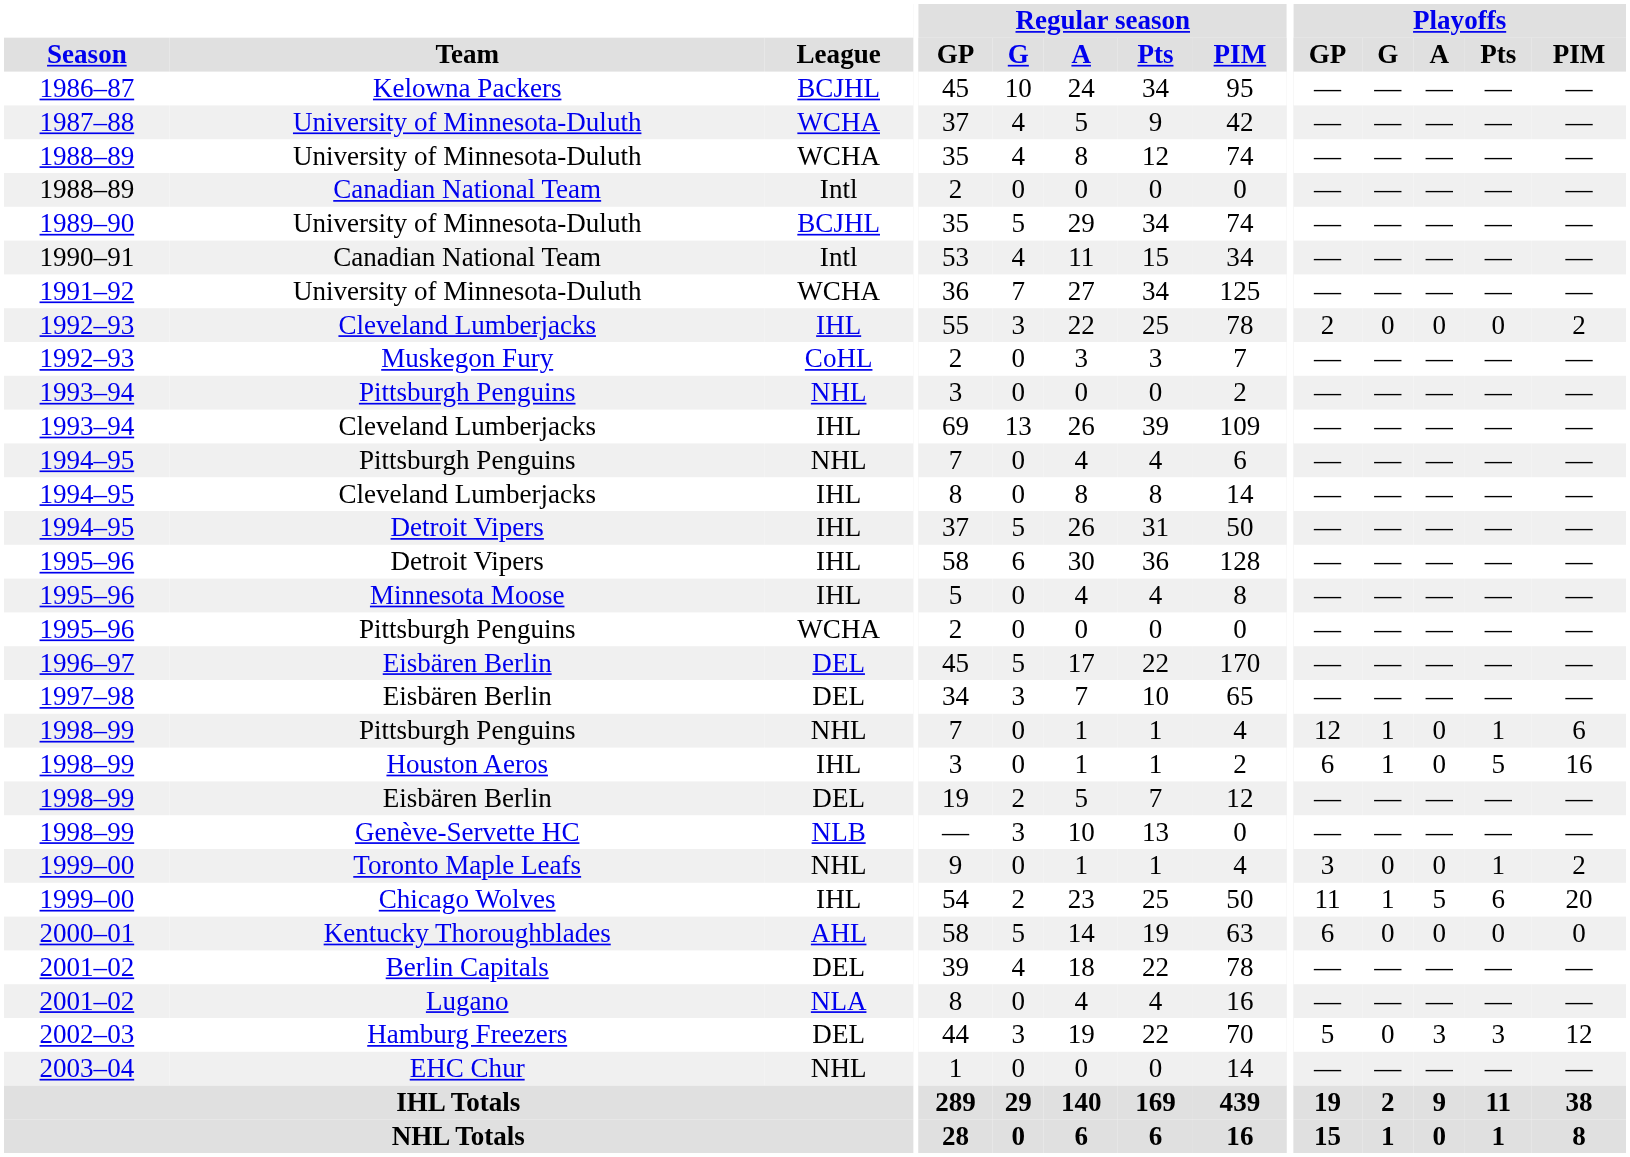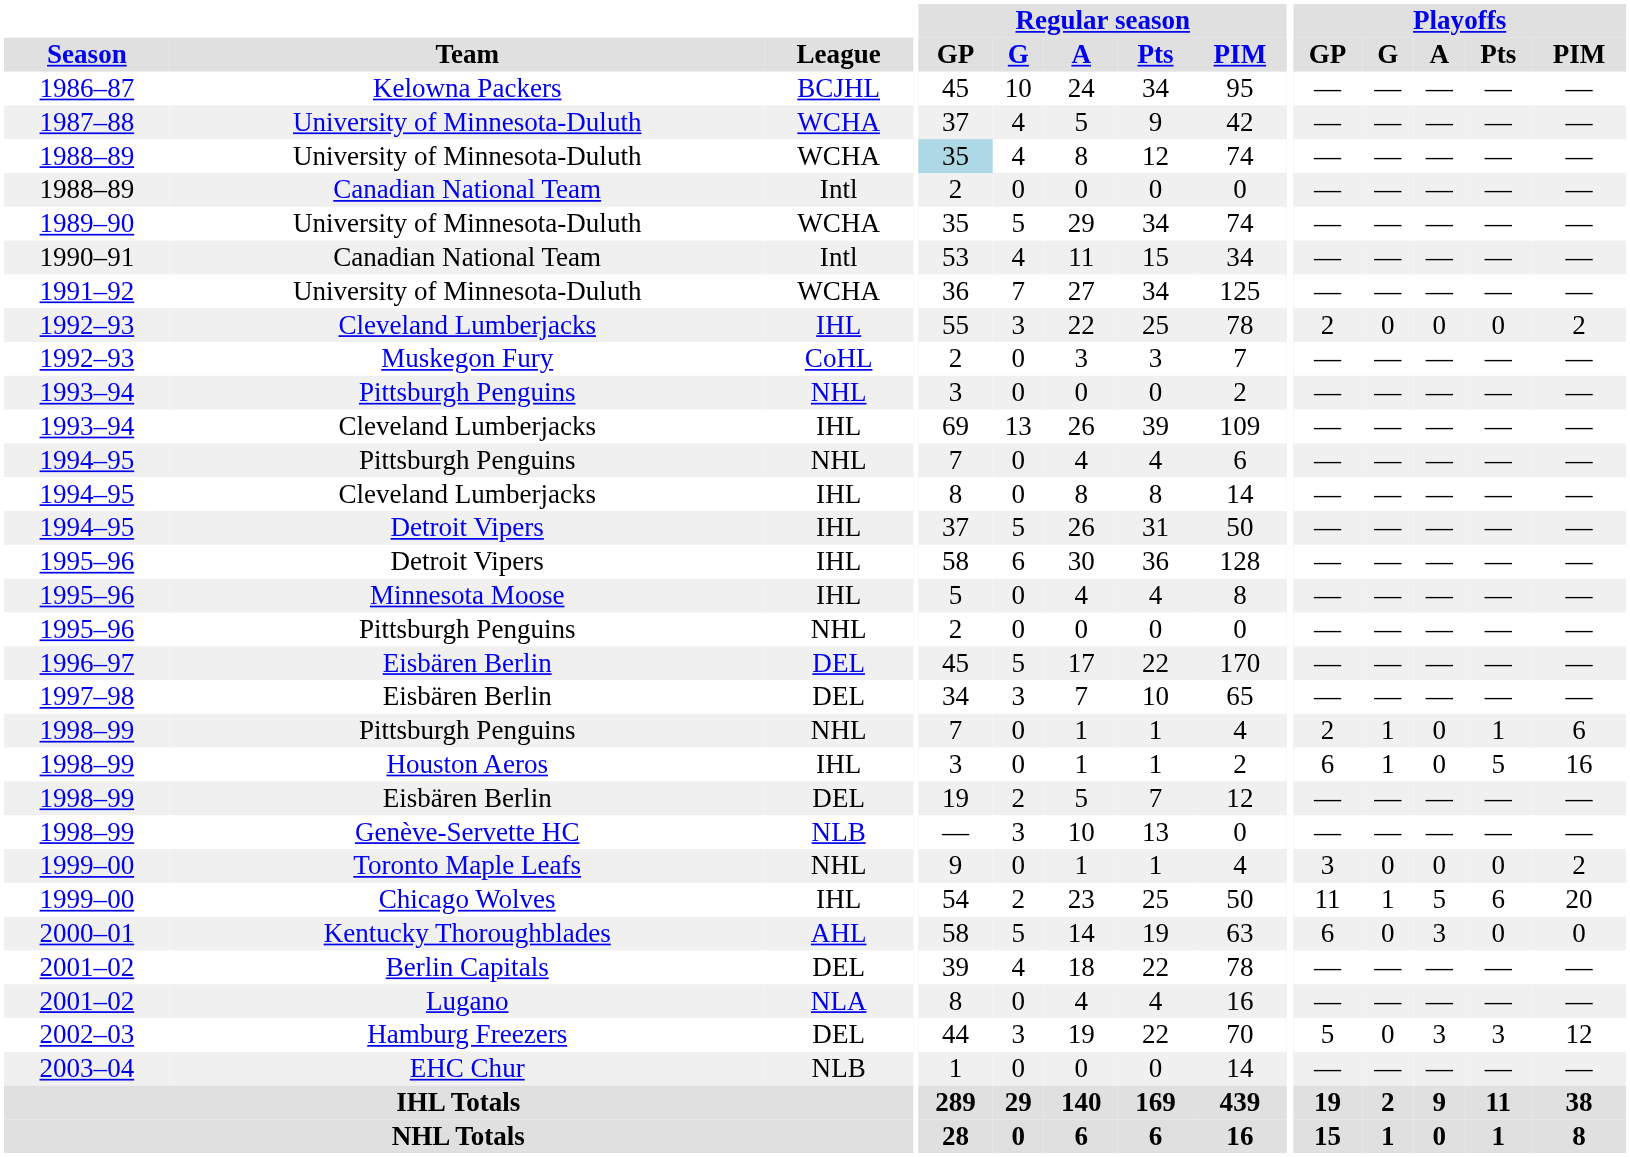(955, 155) no background -> (955, 155) lightblue background
(839, 223) BCJHL -> (839, 223) WCHA
(839, 628) WCHA -> (839, 628) NHL
(1327, 730) 12 -> (1327, 730) 2
(1498, 865) 1 -> (1498, 865) 0
(1439, 933) 0 -> (1439, 933) 3
(839, 1068) NHL -> (839, 1068) NLB
